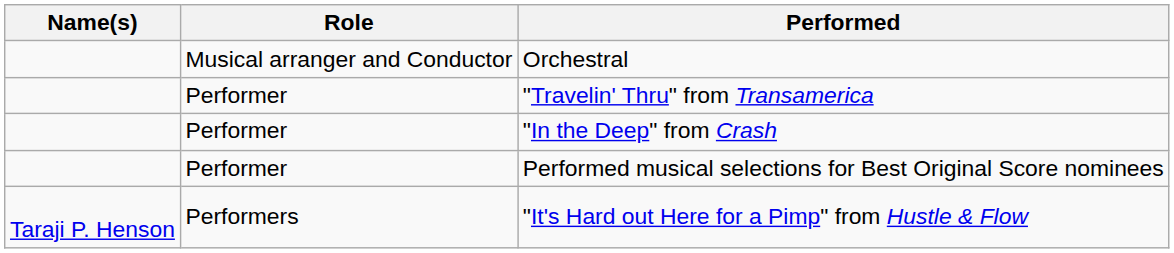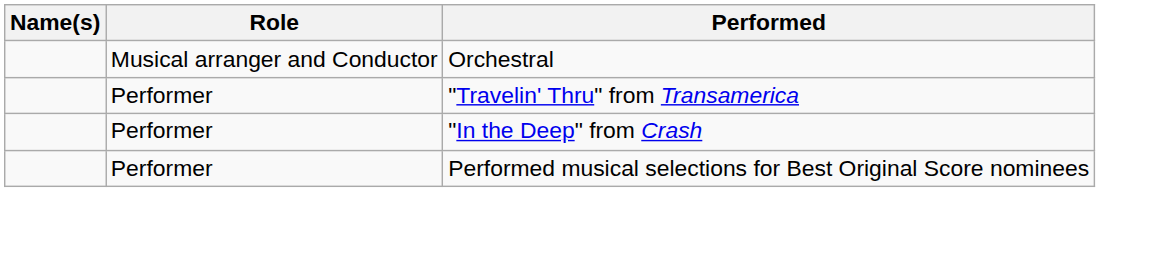- row: (775, 216)
